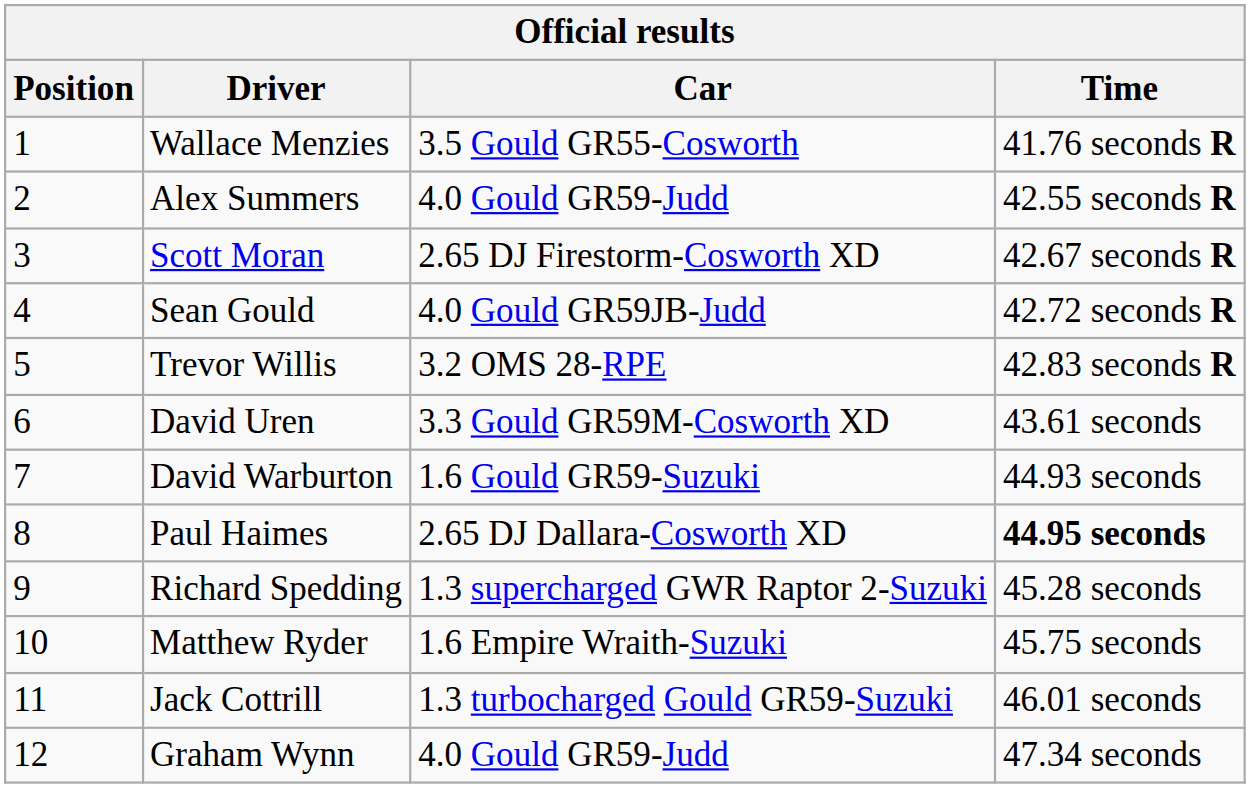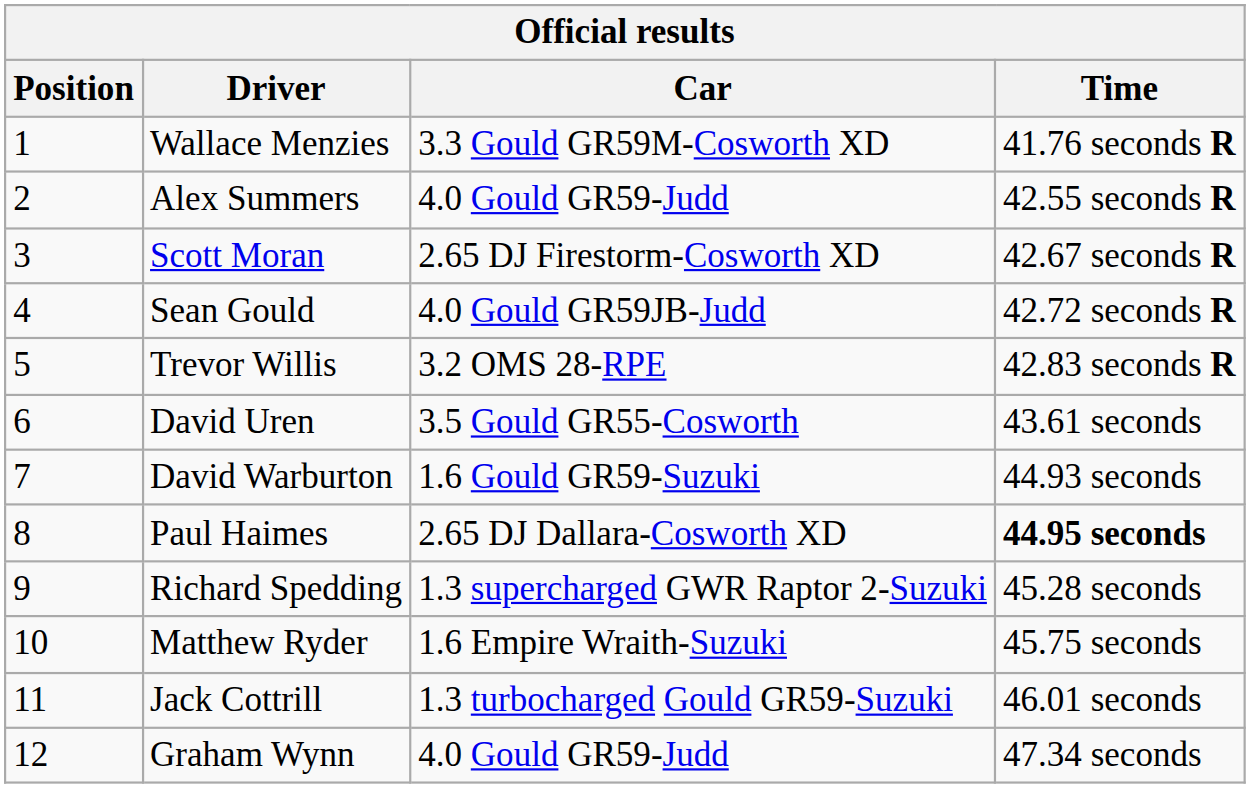(609, 143) 3.5 Gould GR55-Cosworth -> (654, 143) 3.3 Gould GR59M-Cosworth XD
(654, 421) 3.3 Gould GR59M-Cosworth XD -> (609, 421) 3.5 Gould GR55-Cosworth
